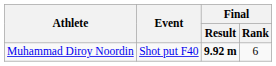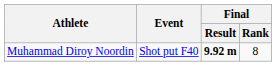(255, 52) 6 -> (255, 52) 8
